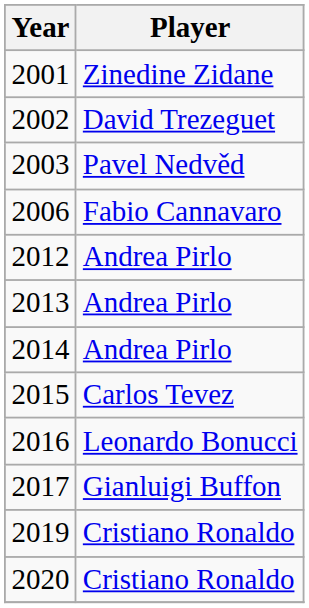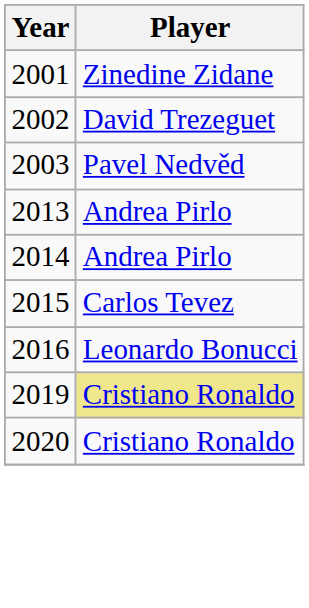- row: (41, 211)
- row: (41, 257)
- row: (41, 486)
(189, 532) no background -> (189, 394) khaki background
